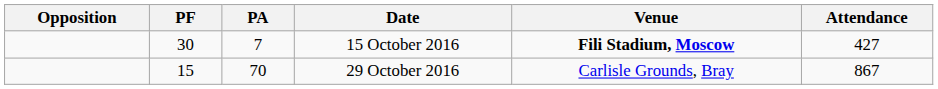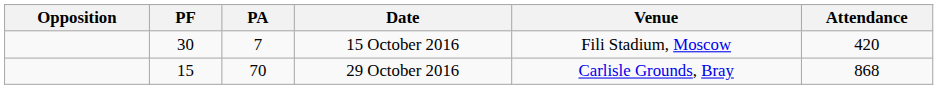(656, 44) bold -> (656, 44) normal
(867, 44) 427 -> (867, 44) 420
(867, 71) 867 -> (867, 71) 868
